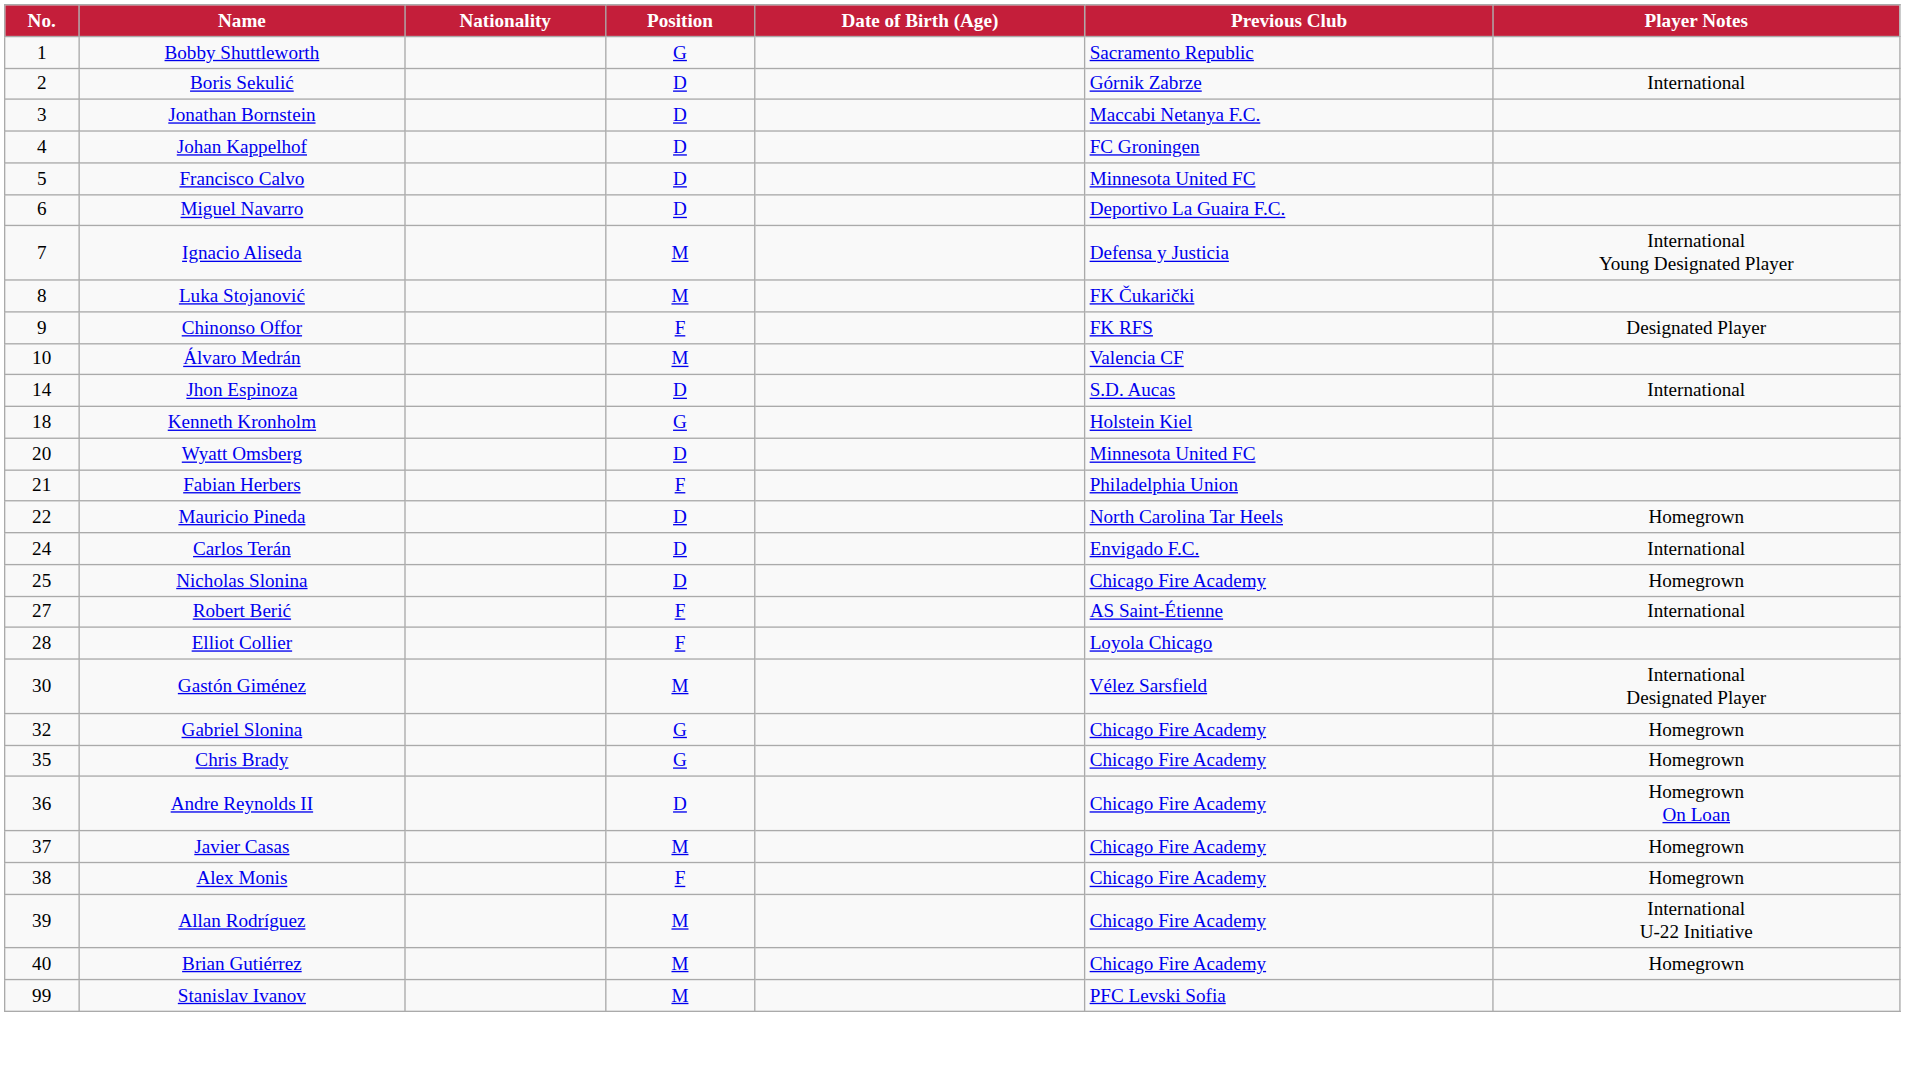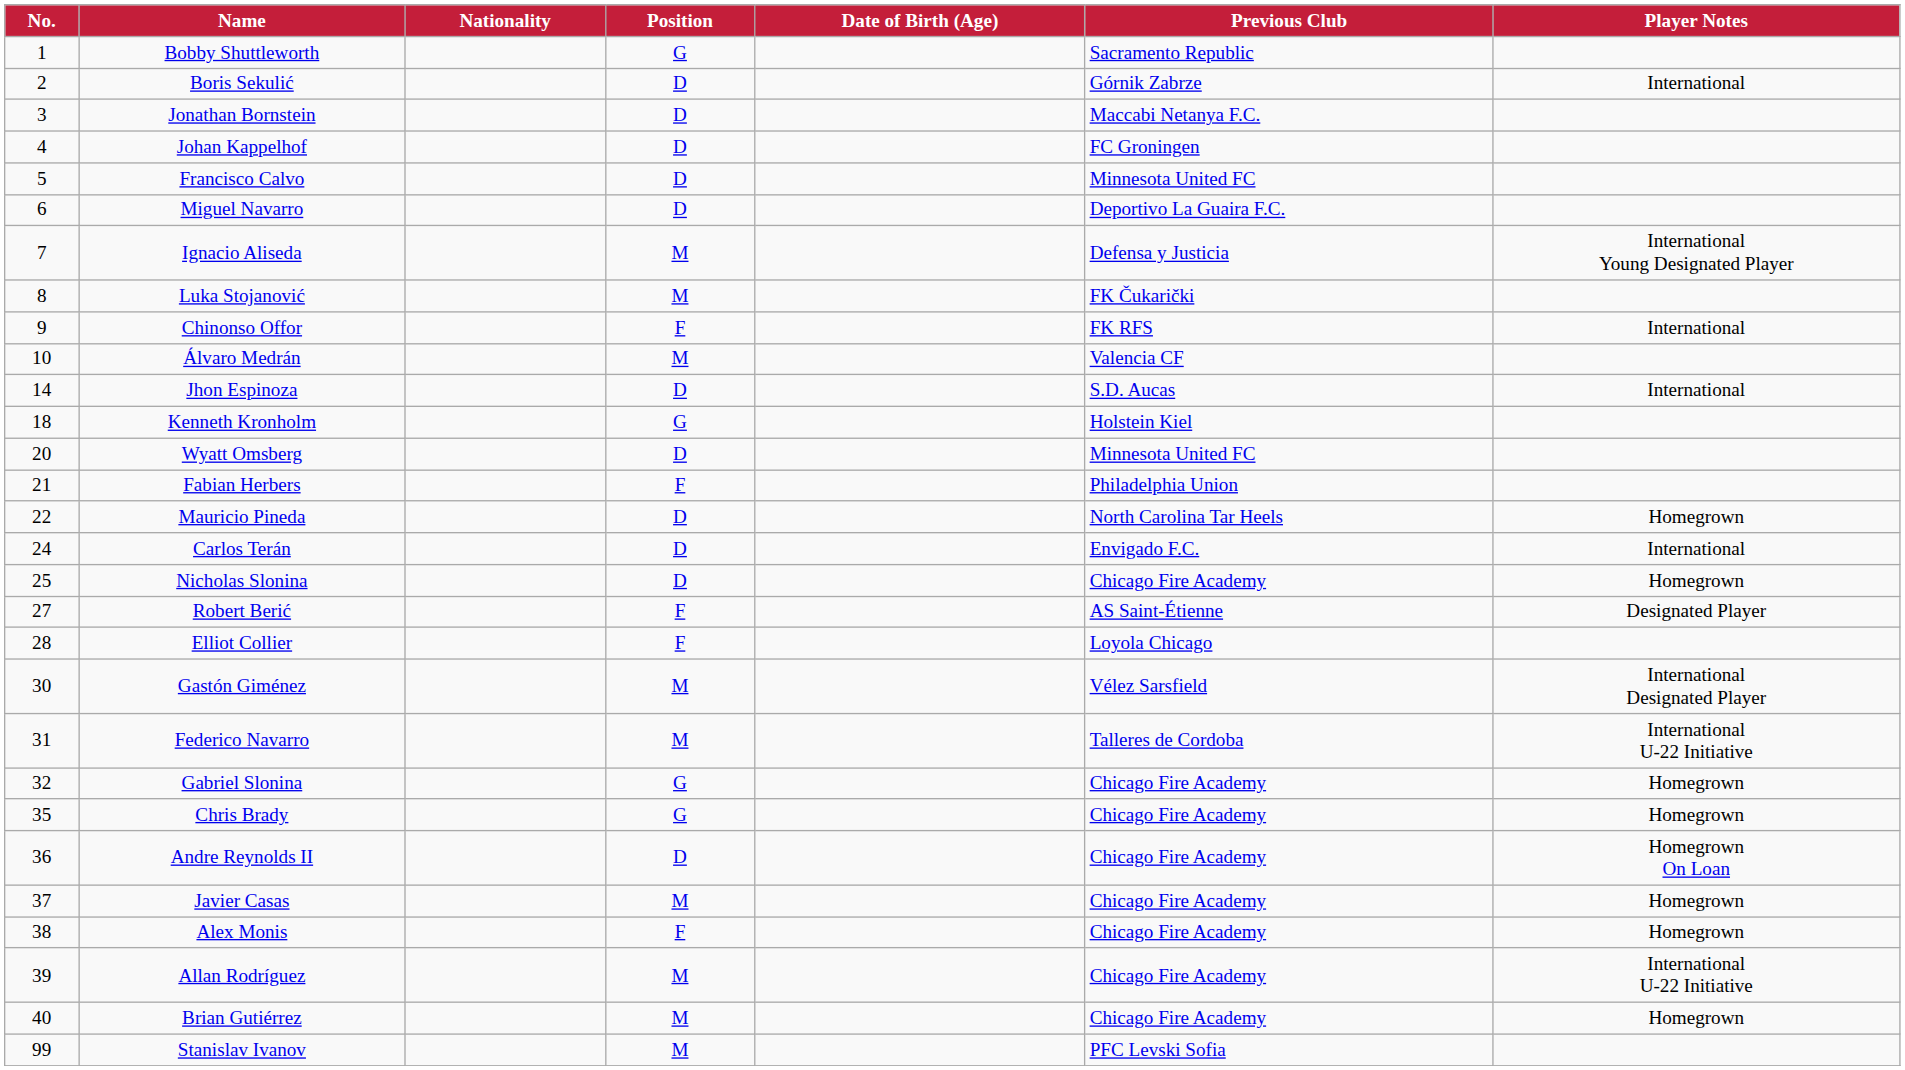(1696, 327) Designated Player -> (1696, 327) International
(1696, 611) International -> (1696, 611) Designated Player
+ row: (242, 740)
